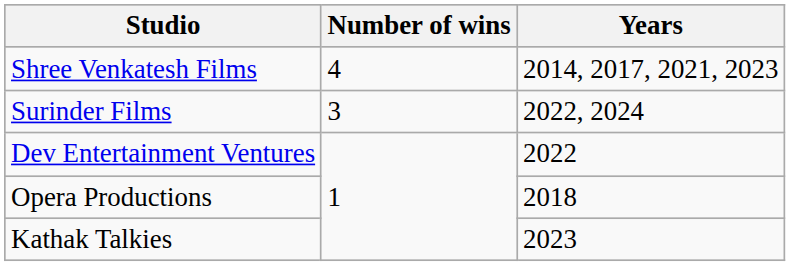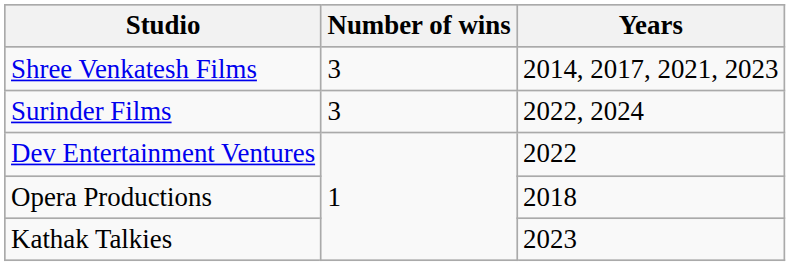(334, 68) 4 -> (334, 68) 3
